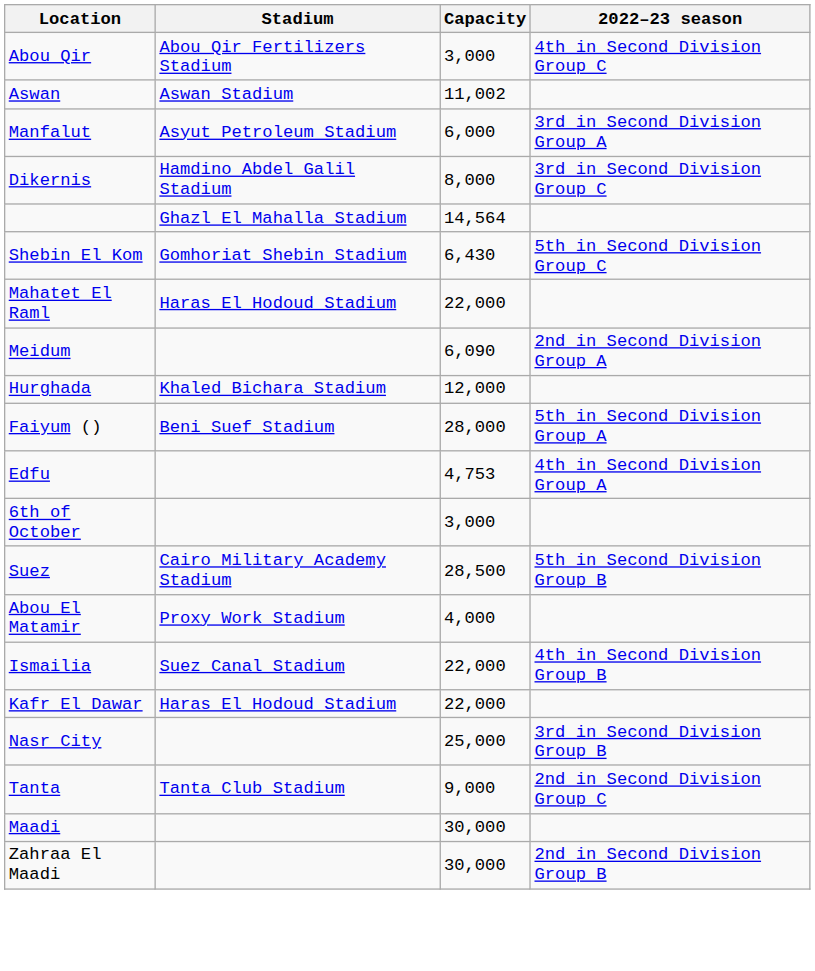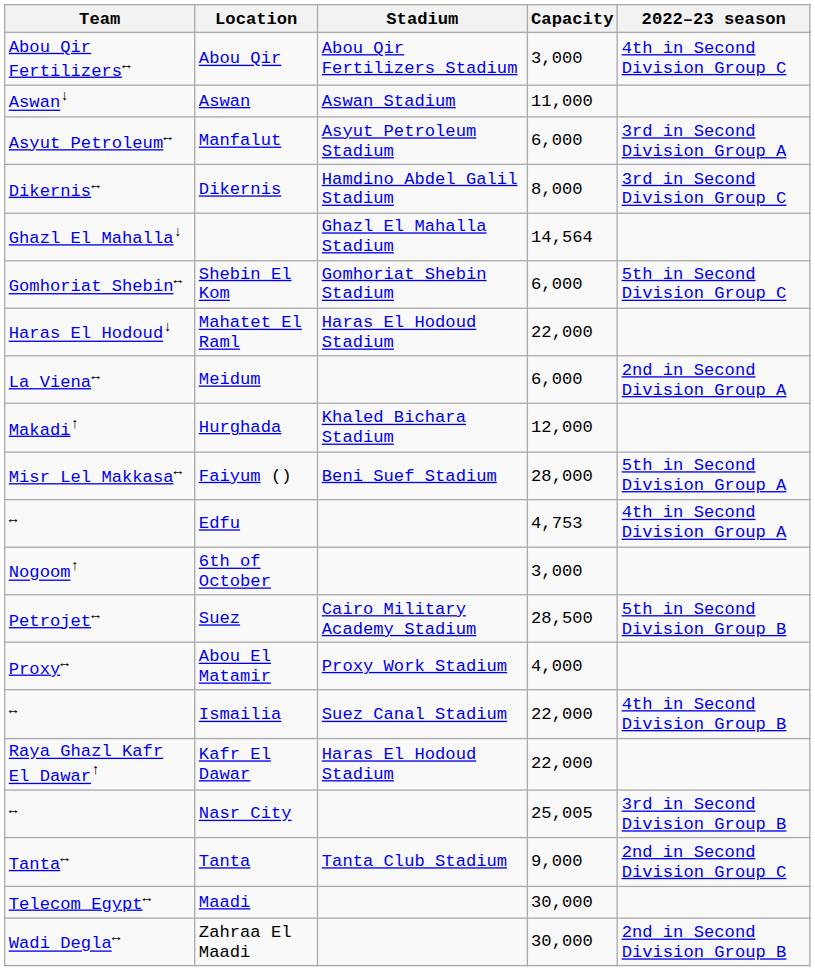+ column: (100, 19)
(475, 94) 11,002 -> (562, 101) 11,000
(470, 256) 6,430 -> (557, 284) 6,000
(470, 351) 6,090 -> (557, 380) 6,000
(475, 742) 25,000 -> (562, 814) 25,005
